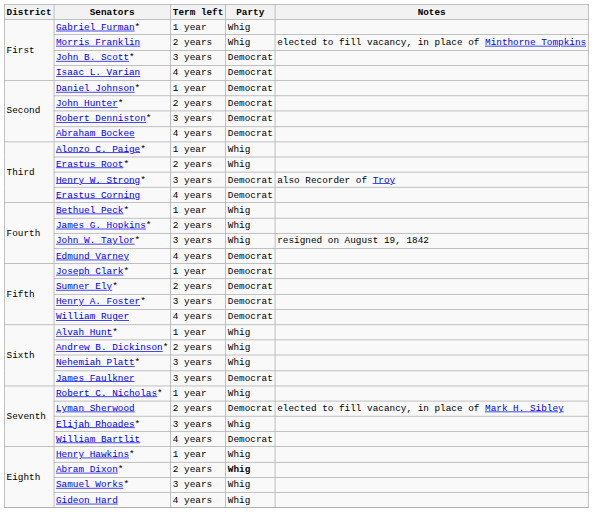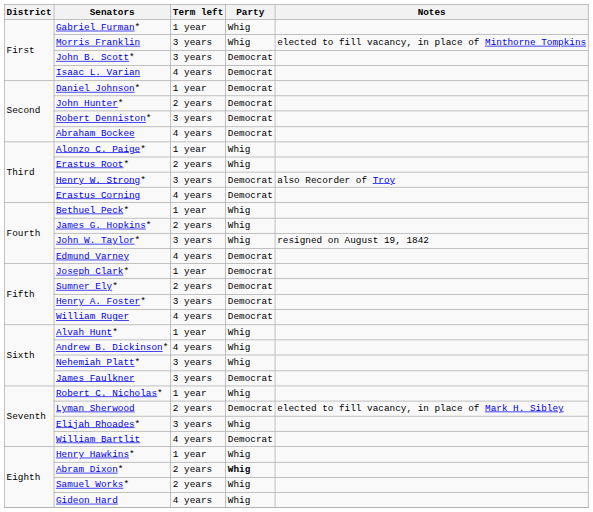(192, 42) 2 years -> (192, 42) 3 years
(192, 348) 2 years -> (192, 348) 4 years
(192, 485) 3 years -> (192, 485) 2 years
